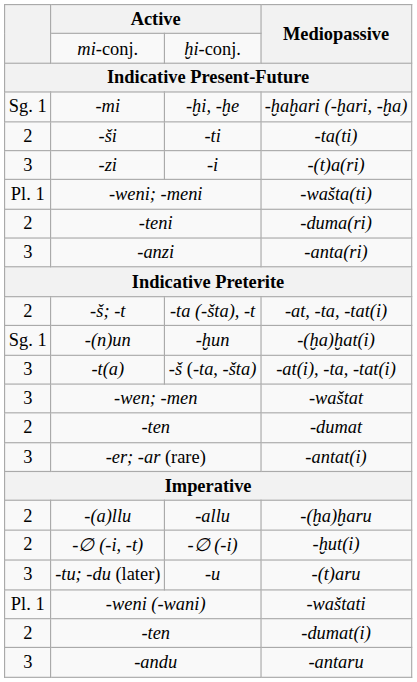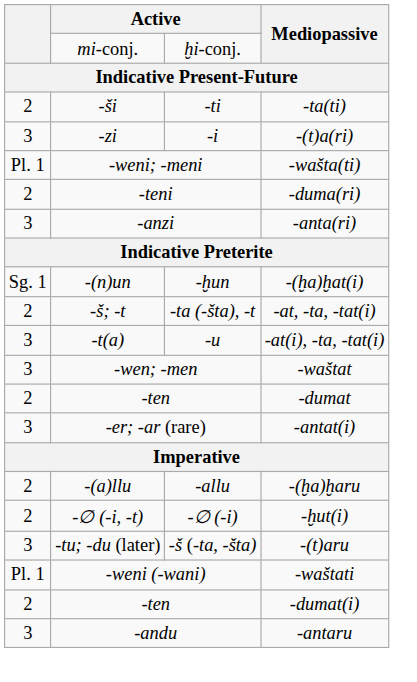- row: (336, 106)
rows swapped: (336, 340) <-> (336, 310)
(213, 369) -š (-ta, -šta) -> (213, 340) -u
(213, 574) -u -> (213, 545) -š (-ta, -šta)
